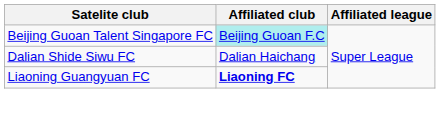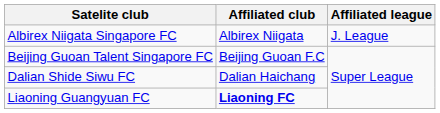+ row: (92, 35)
(272, 35) paleturquoise background -> (272, 56) no background
